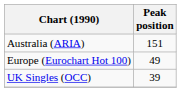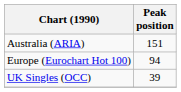(155, 60) 49 -> (155, 60) 94
